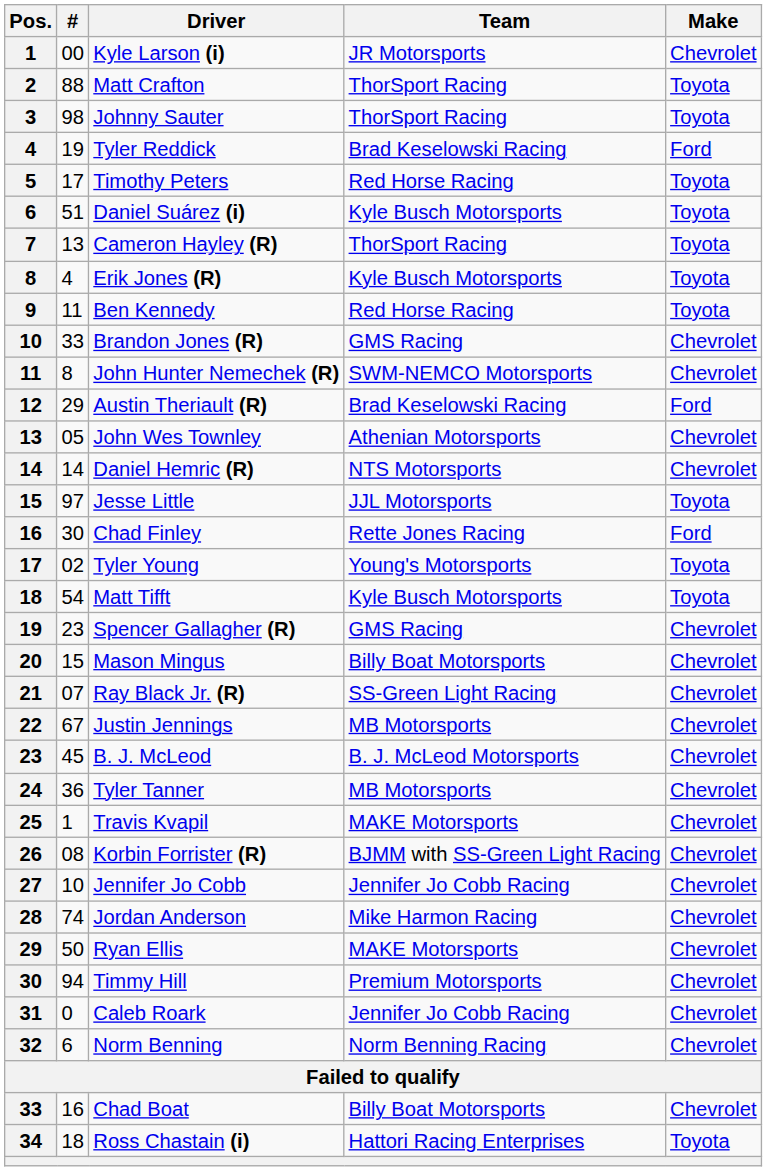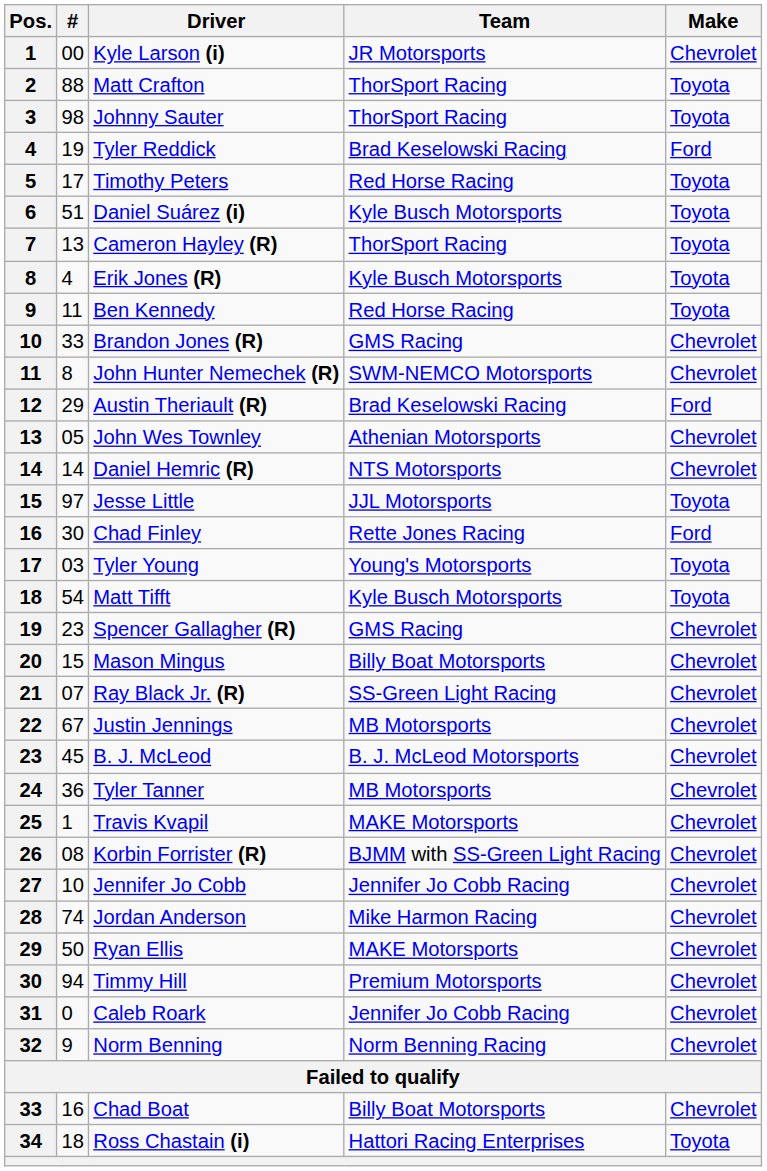(73, 565) 02 -> (73, 565) 03
(67, 1045) 6 -> (67, 1045) 9
